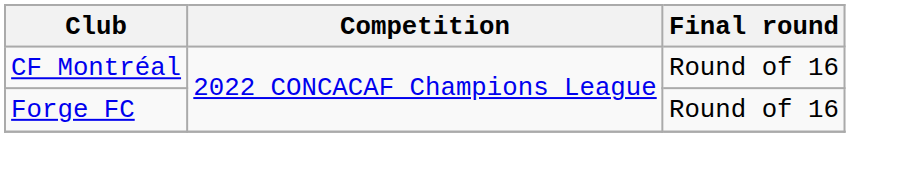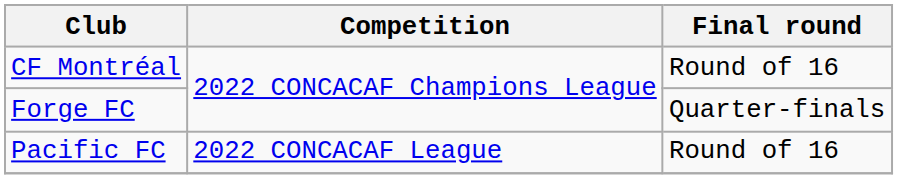(754, 110) Round of 16 -> (777, 110) Quarter-finals
+ row: (88, 152)
